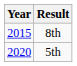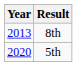(19, 33) 2015 -> (19, 33) 2013
